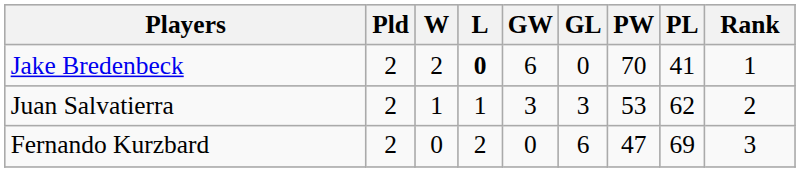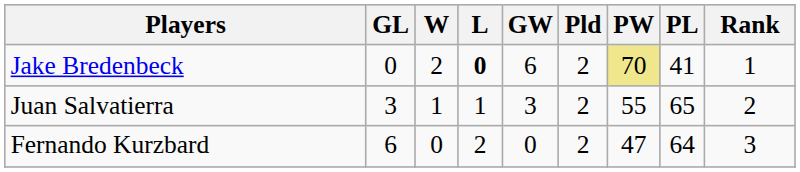columns swapped: (391, 24) <-> (583, 24)
(634, 65) no background -> (634, 65) khaki background
(634, 105) 53 -> (634, 105) 55
(682, 105) 62 -> (682, 105) 65
(682, 145) 69 -> (682, 145) 64
